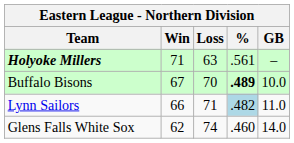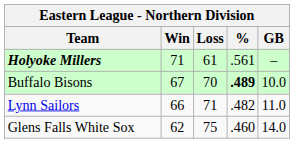(210, 60) 63 -> (210, 60) 61
(243, 104) lightblue background -> (243, 104) no background
(210, 127) 74 -> (210, 127) 75
